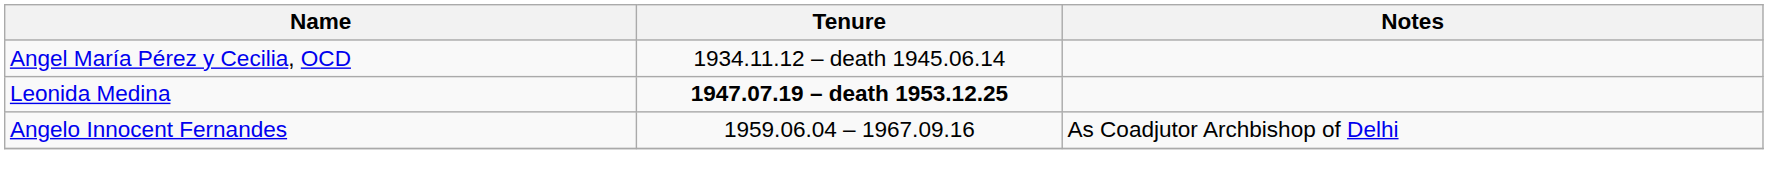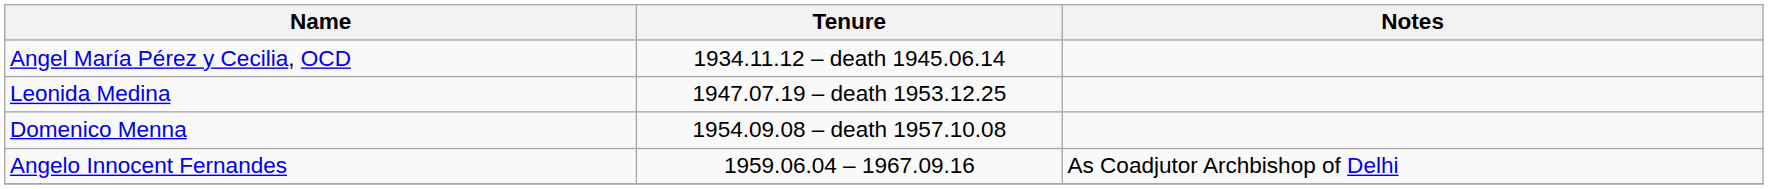(849, 93) bold -> (849, 93) normal
+ row: (98, 129)
